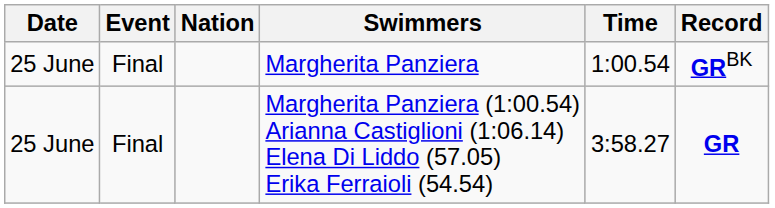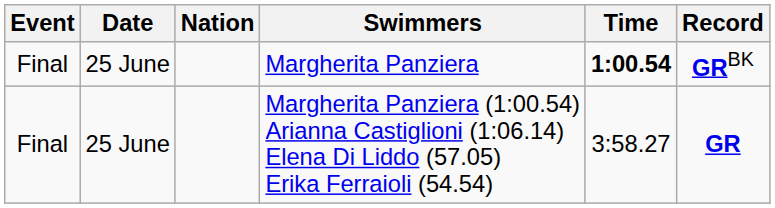columns swapped: (52, 23) <-> (138, 23)
(630, 64) normal -> (631, 64) bold
